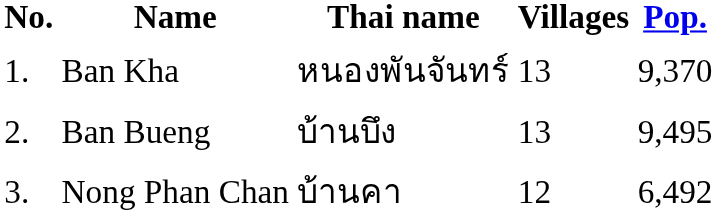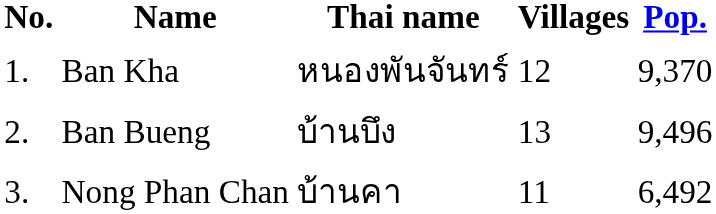(534, 70) 13 -> (534, 70) 12
(675, 130) 9,495 -> (675, 130) 9,496
(534, 191) 12 -> (534, 191) 11
